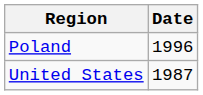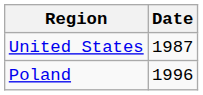rows swapped: (76, 75) <-> (40, 47)
